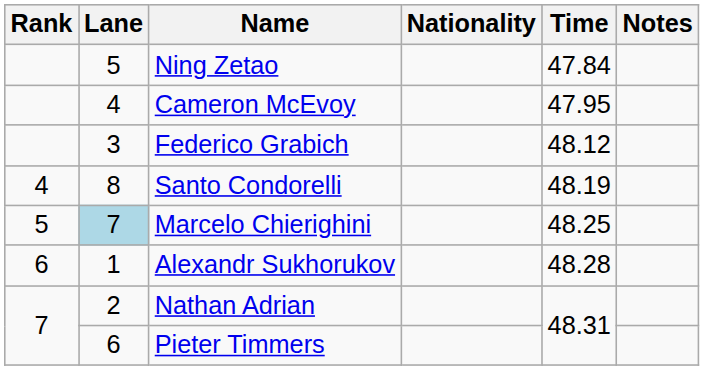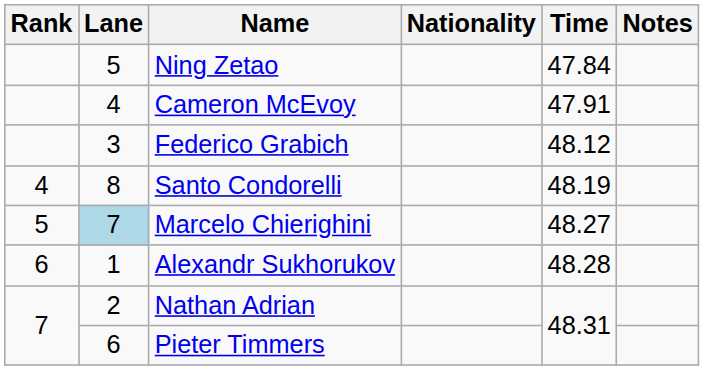(579, 104) 47.95 -> (579, 104) 47.91
(579, 225) 48.25 -> (579, 225) 48.27
